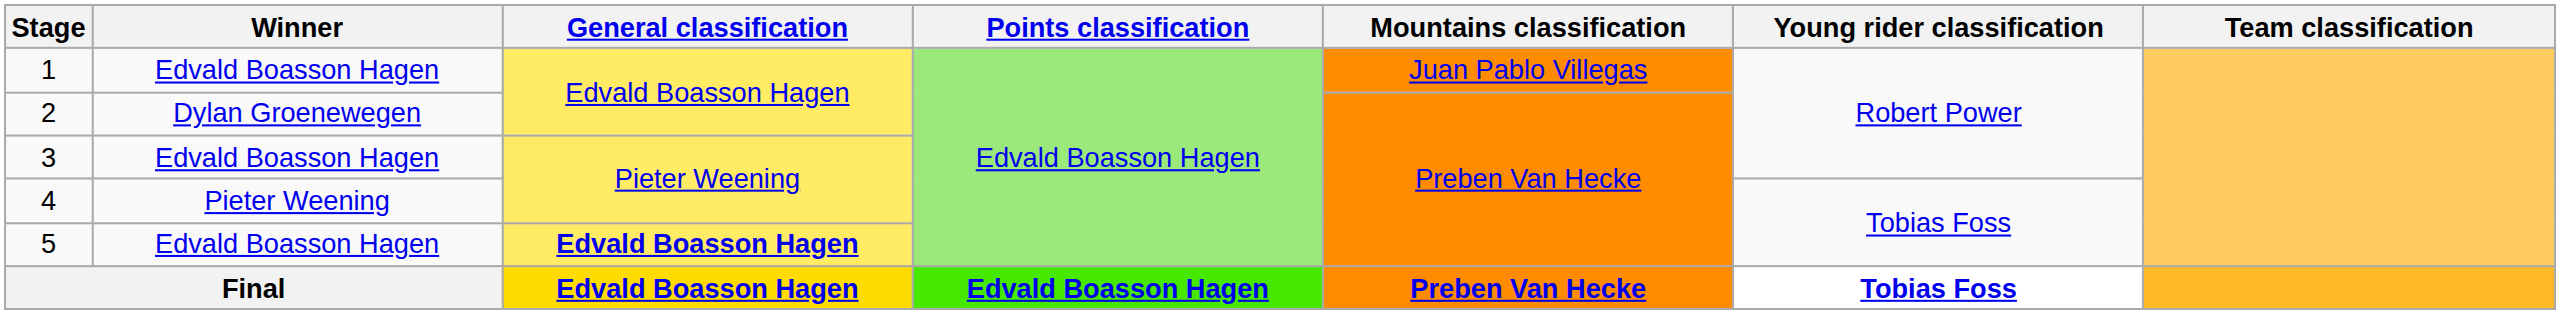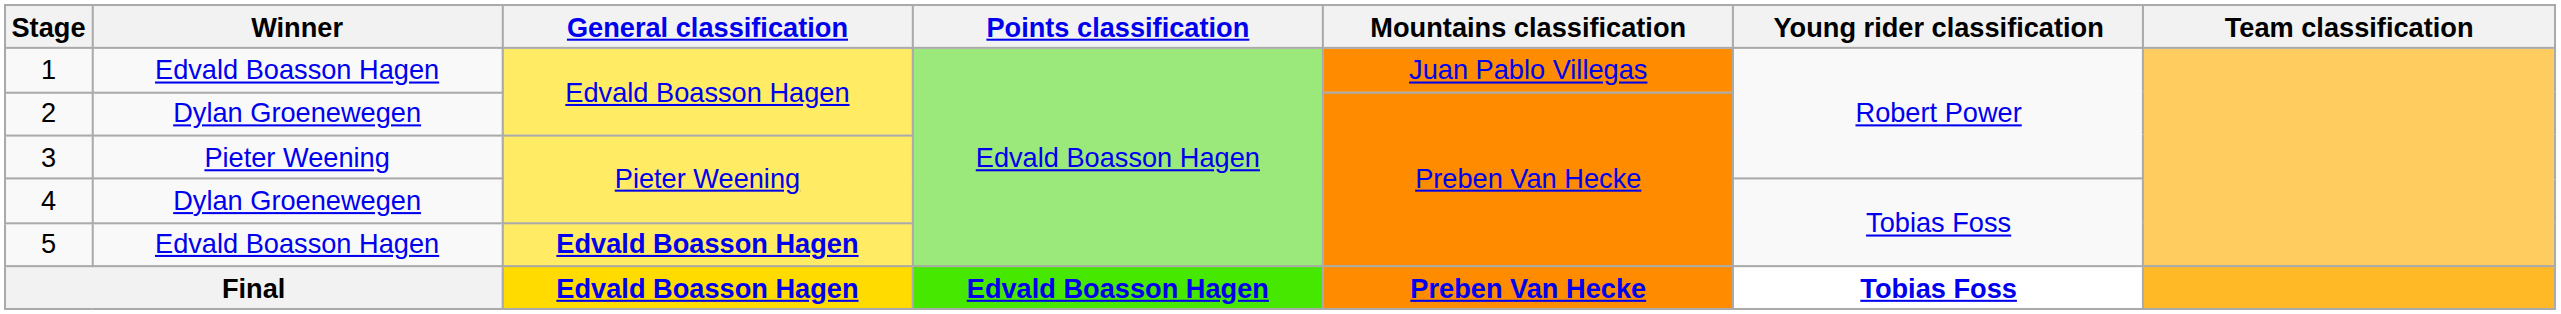(297, 158) Edvald Boasson Hagen -> (297, 158) Pieter Weening
(297, 201) Pieter Weening -> (297, 201) Dylan Groenewegen
